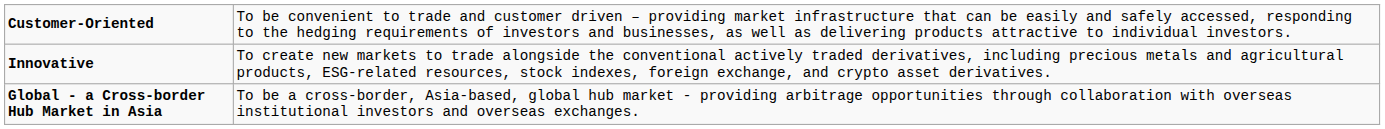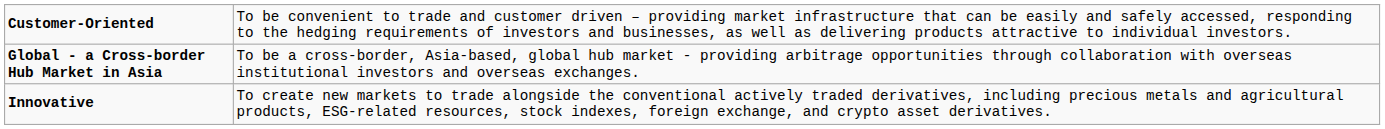rows swapped: (107, 104) <-> (51, 64)
